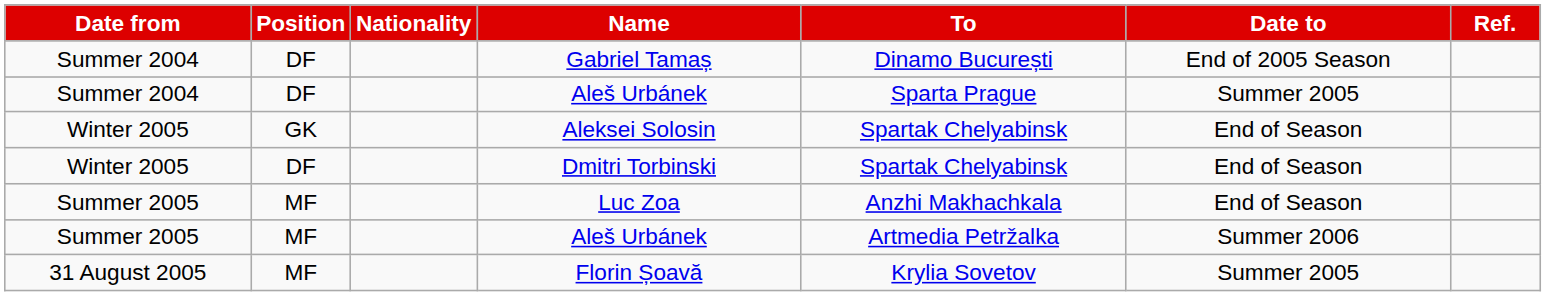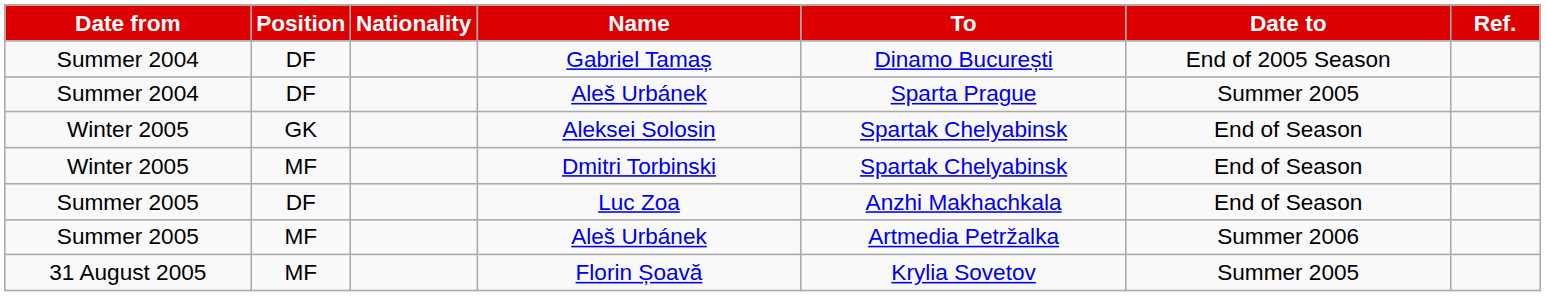(301, 166) DF -> (301, 166) MF
(301, 202) MF -> (301, 202) DF
